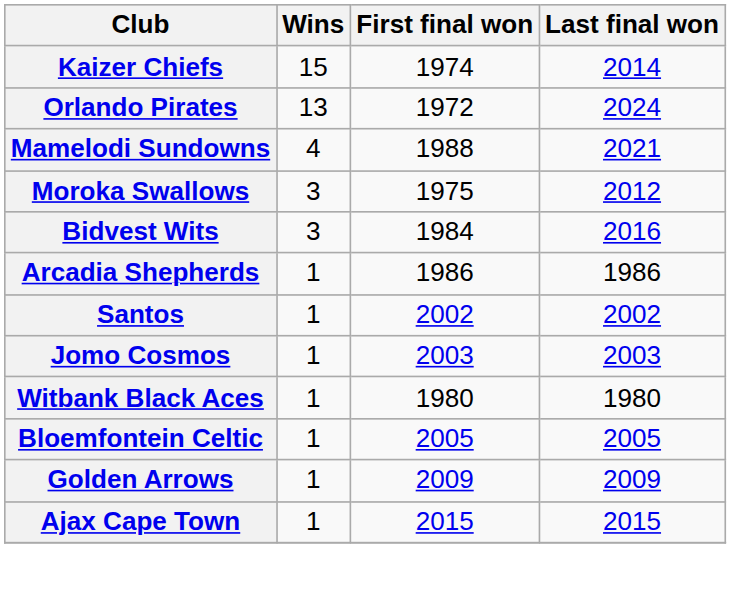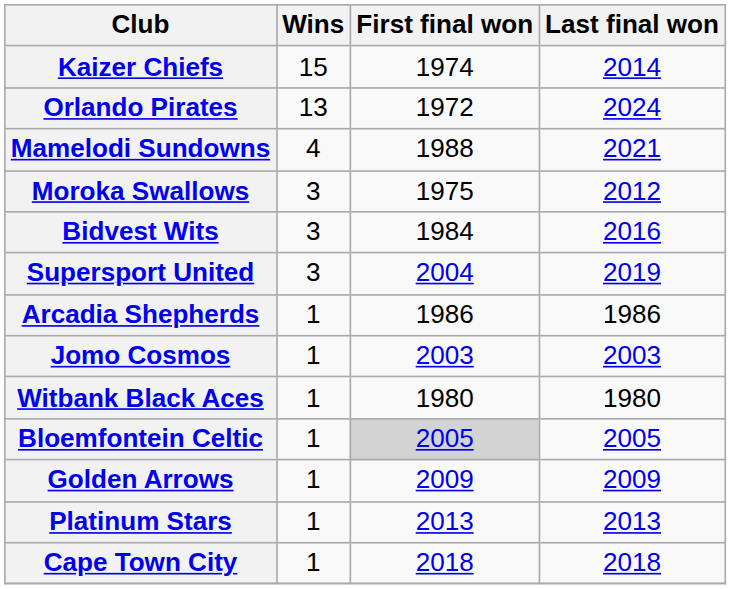+ row: (141, 273)
- row: (141, 314)
(445, 438) no background -> (445, 438) lightgrey background
+ row: (141, 521)
- row: (140, 521)
+ row: (140, 562)
